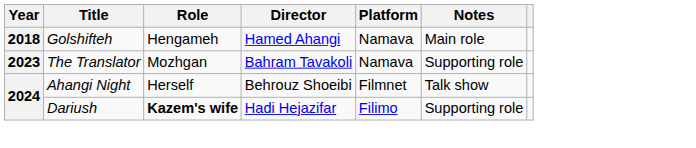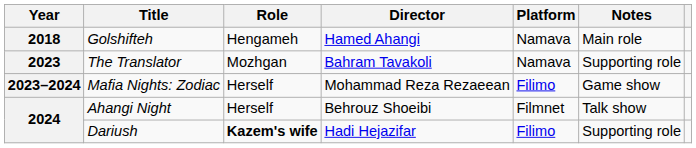+ row: (154, 85)
